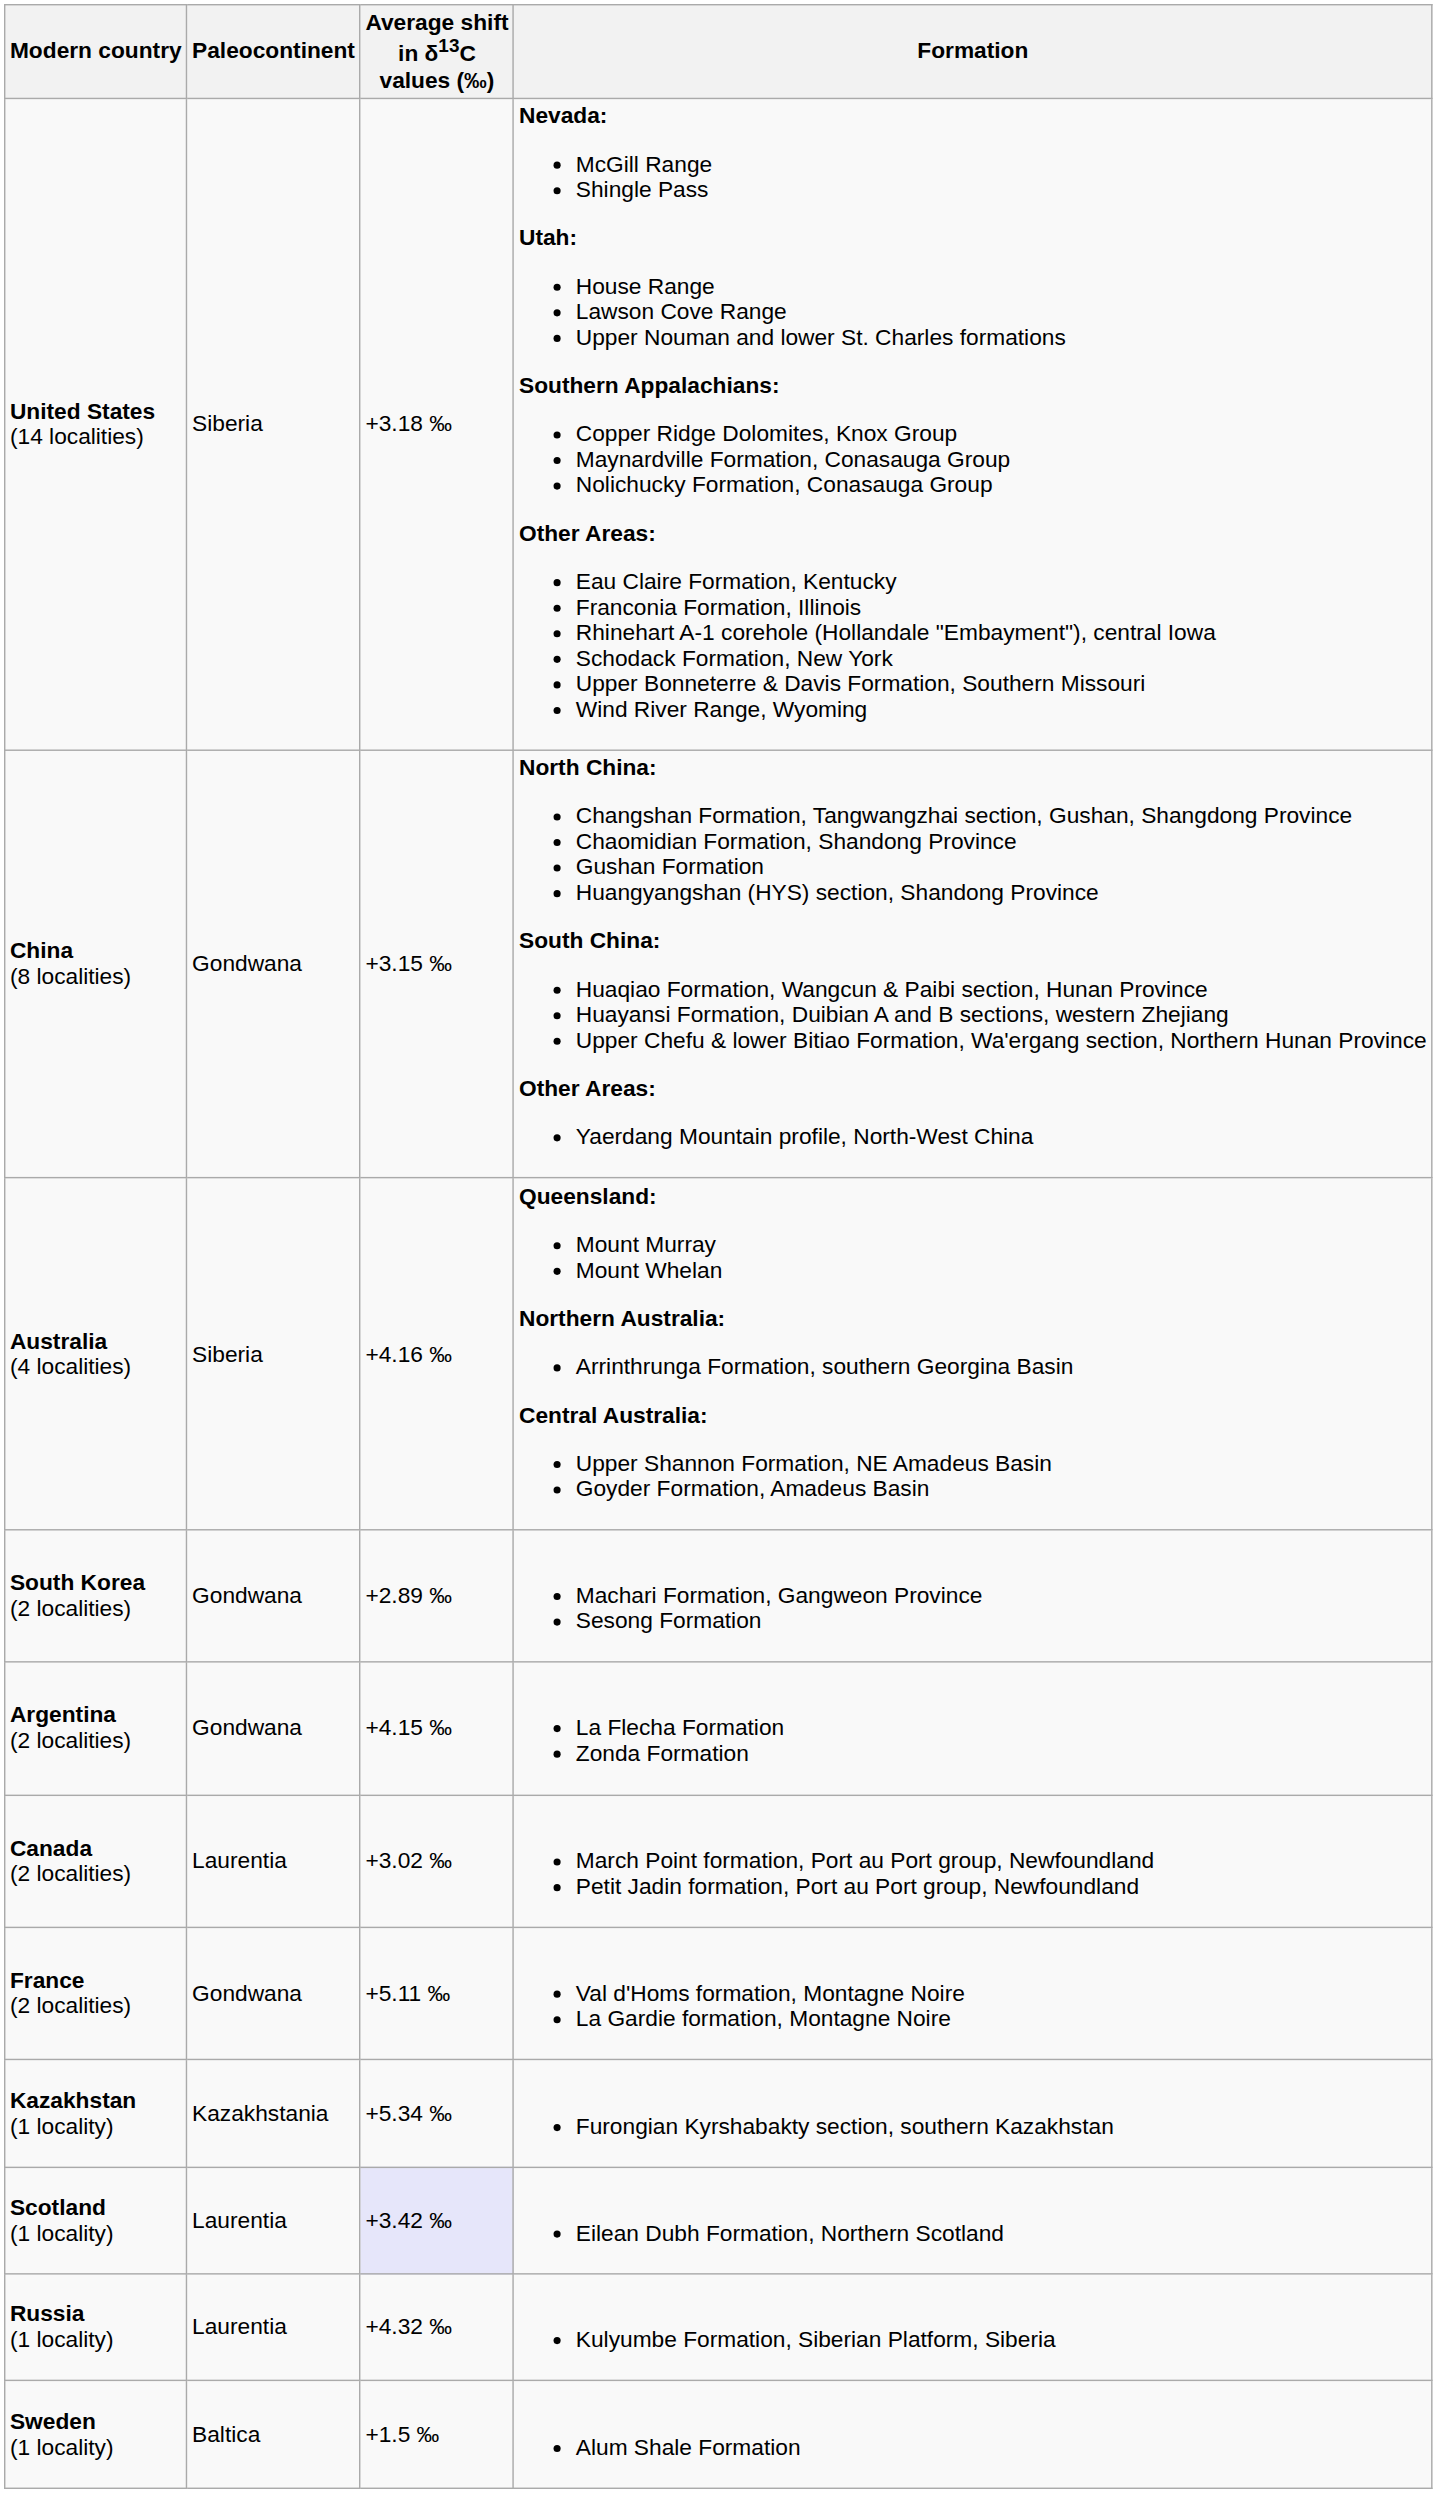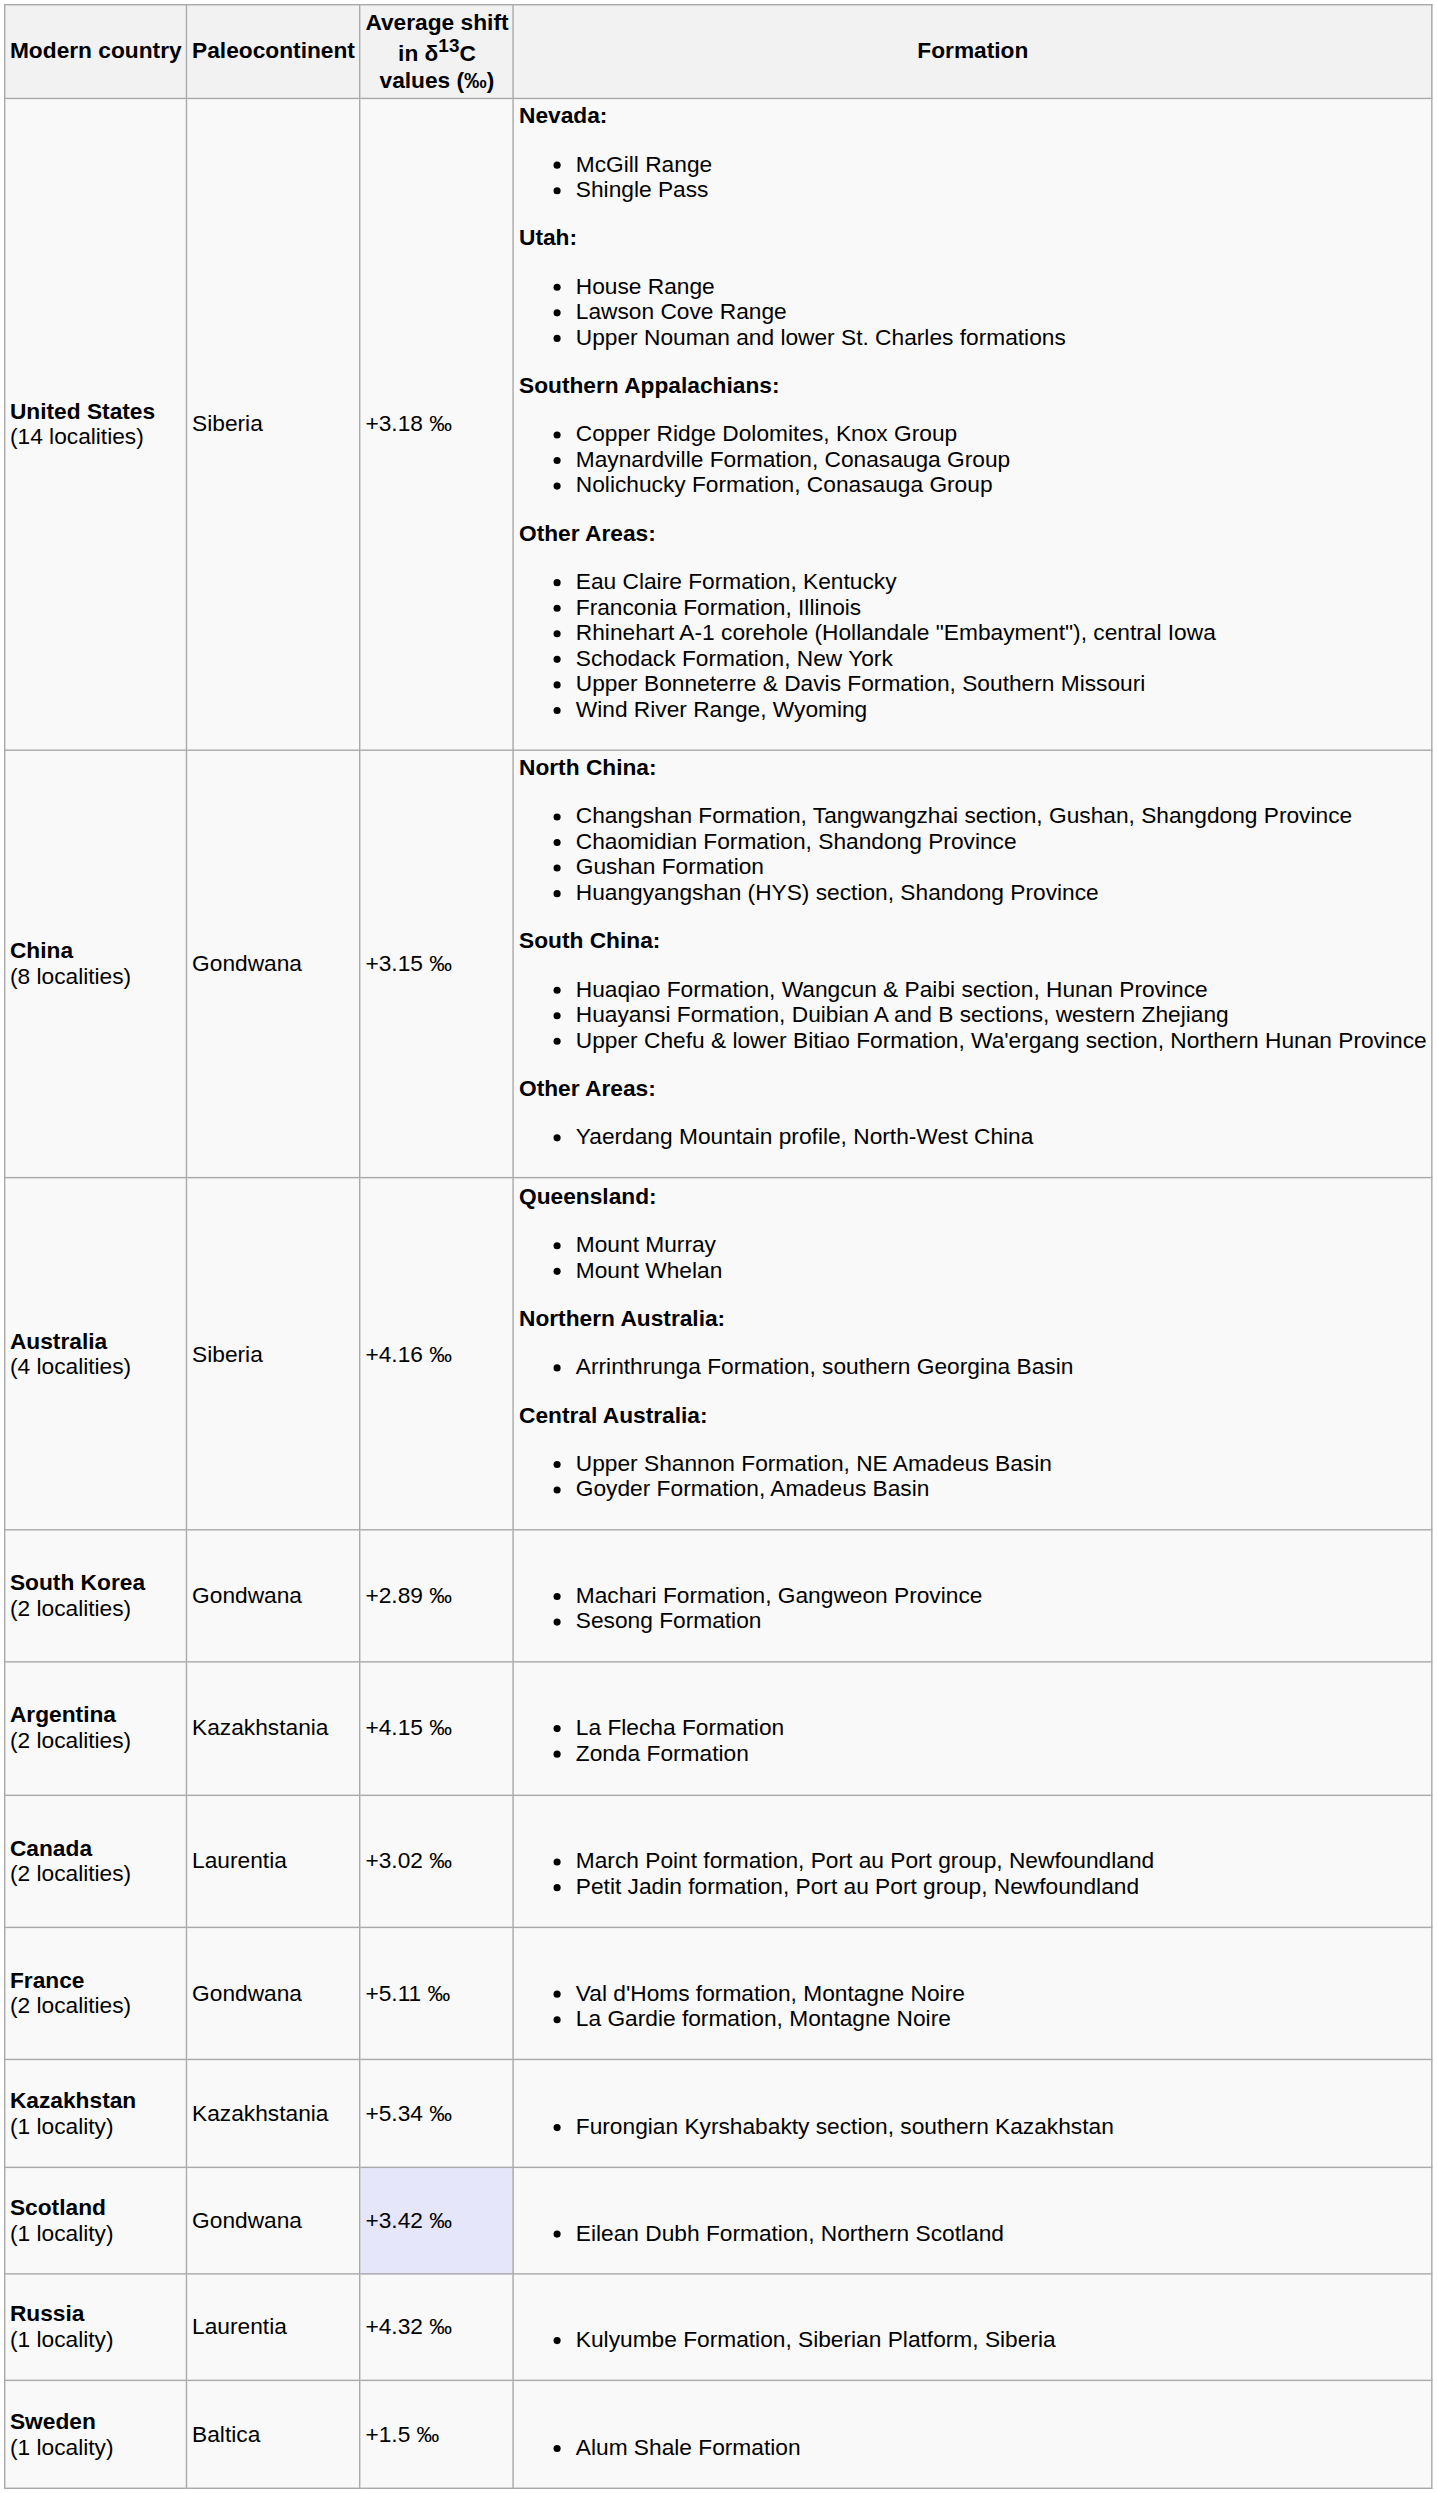(247, 1728) Gondwana -> (260, 1728) Kazakhstania
(239, 2220) Laurentia -> (247, 2220) Gondwana
